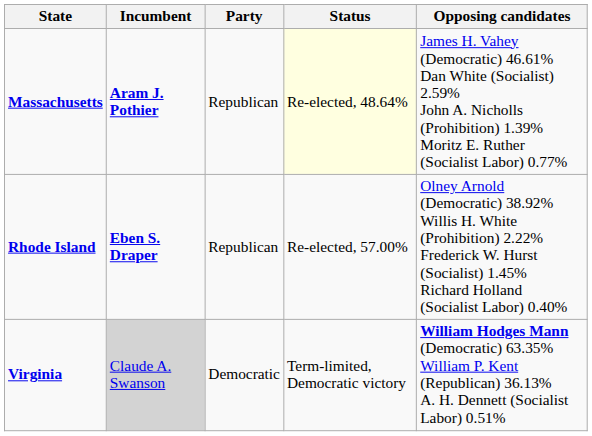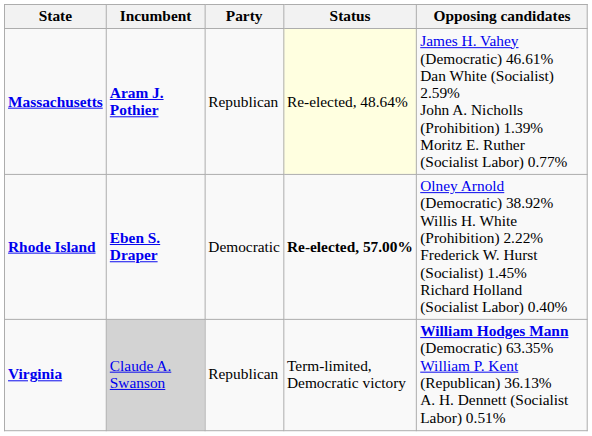(243, 246) Republican -> (244, 246) Democratic
(347, 246) normal -> (350, 246) bold
(244, 374) Democratic -> (243, 374) Republican
